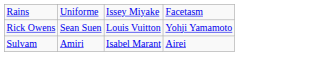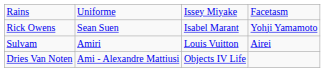(133, 28) Louis Vuitton -> (211, 28) Isabel Marant
(134, 43) Isabel Marant -> (211, 43) Louis Vuitton
+ row: (40, 59)
